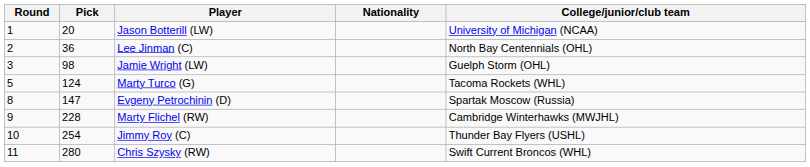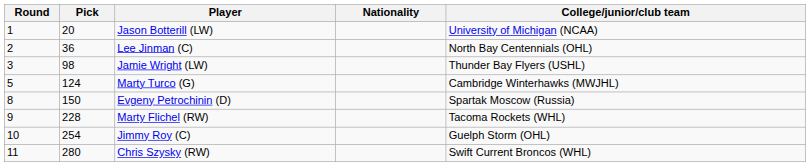(499, 65) Guelph Storm (OHL) -> (517, 65) Thunder Bay Flyers (USHL)
(507, 83) Tacoma Rockets (WHL) -> (534, 83) Cambridge Winterhawks (MWJHL)
(71, 100) 147 -> (71, 100) 150
(534, 118) Cambridge Winterhawks (MWJHL) -> (507, 118) Tacoma Rockets (WHL)
(517, 135) Thunder Bay Flyers (USHL) -> (499, 135) Guelph Storm (OHL)
